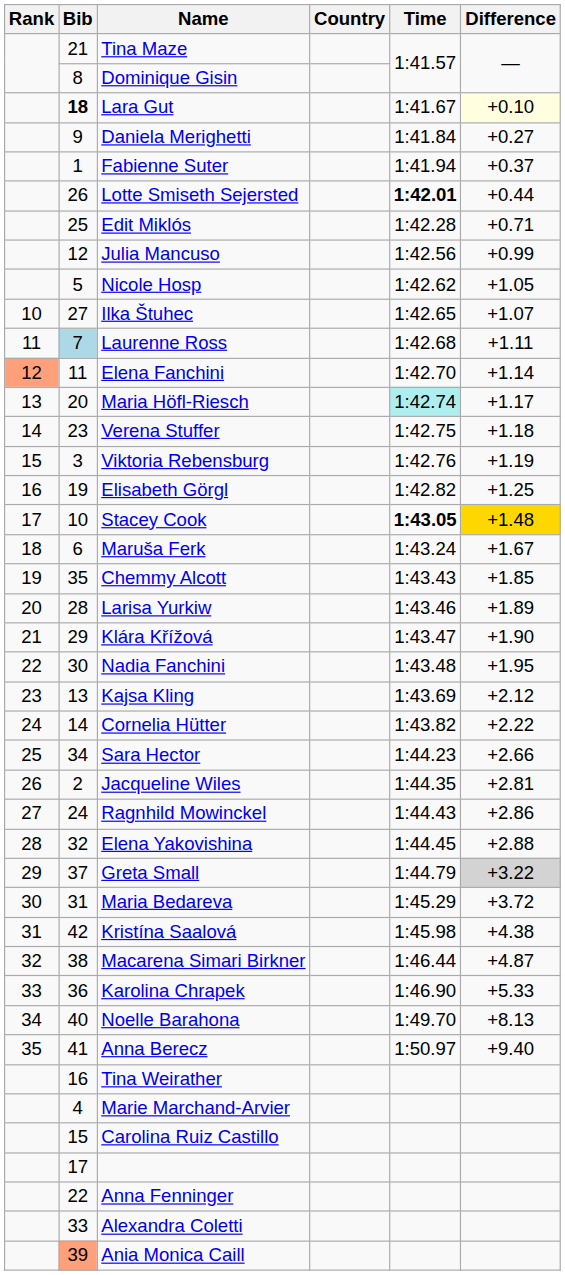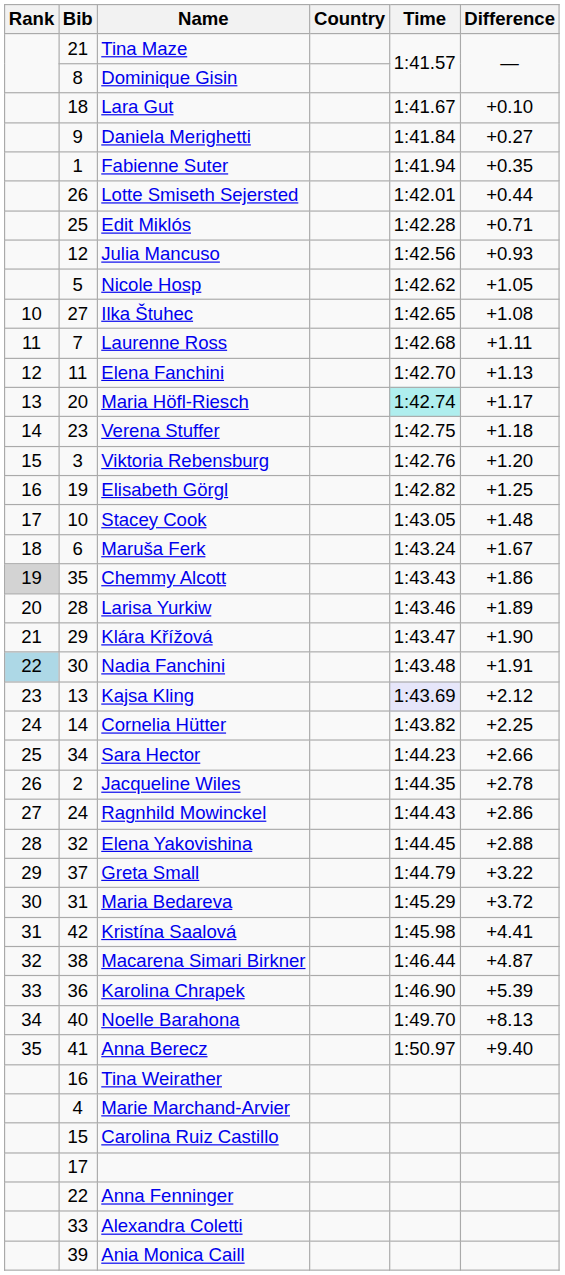(78, 107) bold -> (78, 107) normal
(511, 107) lightyellow background -> (510, 107) no background
(511, 166) +0.37 -> (510, 166) +0.35
(425, 195) bold -> (425, 195) normal
(511, 254) +0.99 -> (510, 254) +0.93
(511, 313) +1.07 -> (510, 313) +1.08
(78, 343) lightblue background -> (78, 343) no background
(32, 372) lightsalmon background -> (32, 372) no background
(511, 372) +1.14 -> (510, 372) +1.13
(511, 460) +1.19 -> (510, 460) +1.20
(425, 519) bold -> (425, 519) normal
(511, 519) gold background -> (510, 519) no background
(32, 578) no background -> (32, 578) lightgrey background
(511, 578) +1.85 -> (510, 578) +1.86
(32, 666) no background -> (32, 666) lightblue background
(511, 666) +1.95 -> (510, 666) +1.91
(425, 696) no background -> (425, 696) lavender background
(511, 725) +2.22 -> (510, 725) +2.25
(511, 784) +2.81 -> (510, 784) +2.78
(511, 872) lightgrey background -> (510, 872) no background
(511, 931) +4.38 -> (510, 931) +4.41
(511, 990) +5.33 -> (510, 990) +5.39
(78, 1255) lightsalmon background -> (78, 1255) no background
